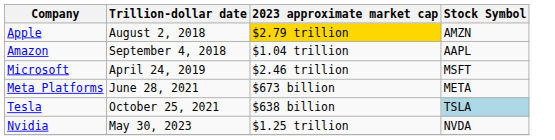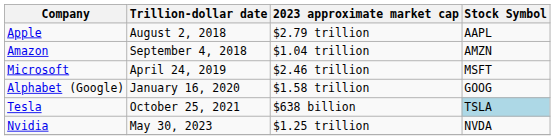(300, 32) gold background -> (321, 32) no background
(457, 32) AMZN -> (478, 32) AAPL
(457, 51) AAPL -> (478, 51) AMZN
+ row: (66, 88)
- row: (55, 88)
